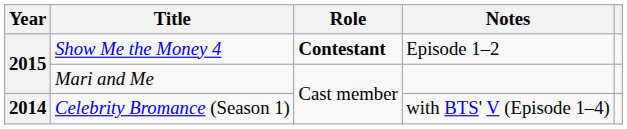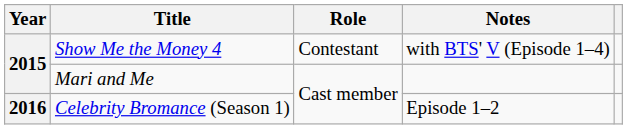(342, 49) bold -> (338, 49) normal
(453, 49) Episode 1–2 -> (508, 49) with BTS' V (Episode 1–4)
(28, 108) 2014 -> (28, 108) 2016
(508, 108) with BTS' V (Episode 1–4) -> (453, 108) Episode 1–2
